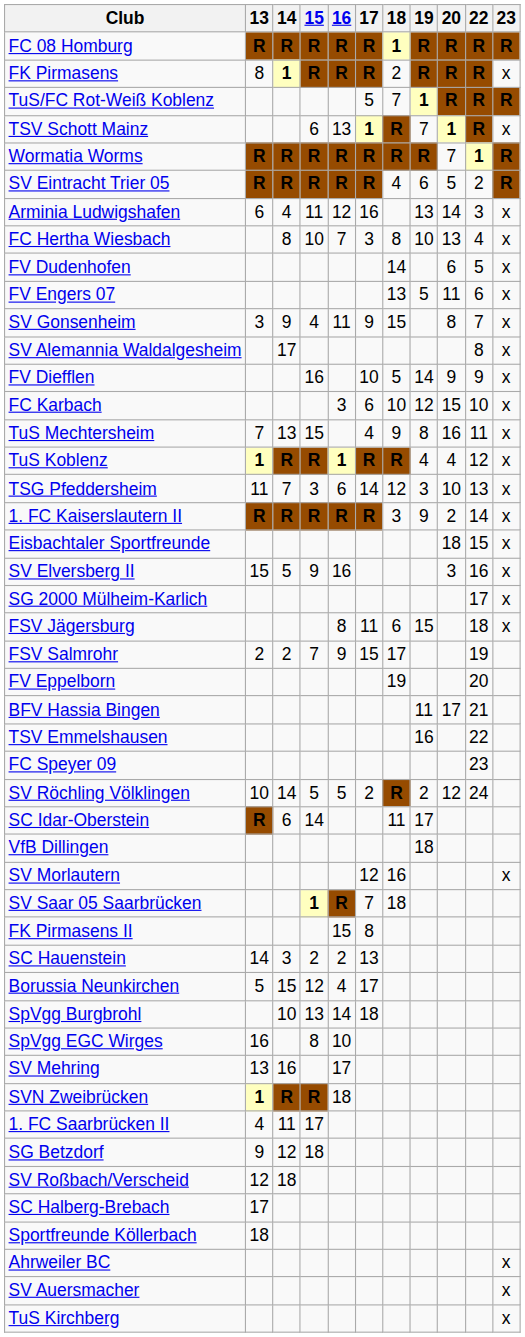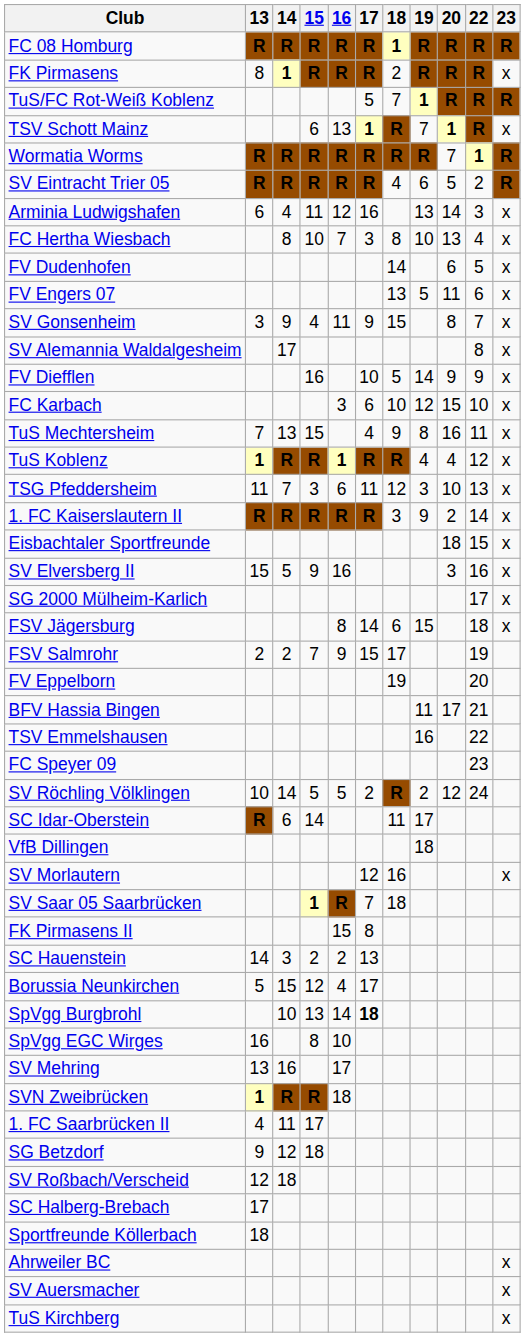(369, 488) 14 -> (369, 488) 11
(369, 626) 11 -> (369, 626) 14
(369, 1014) normal -> (369, 1014) bold
